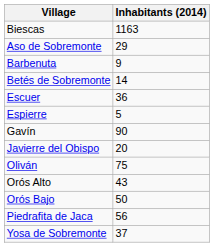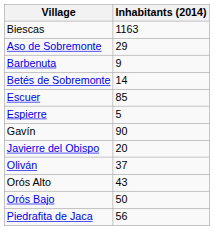(121, 98) 36 -> (121, 98) 85
(121, 166) 75 -> (121, 166) 37
- row: (57, 234)
